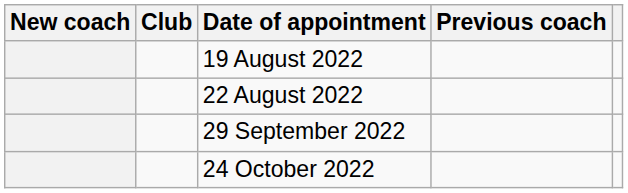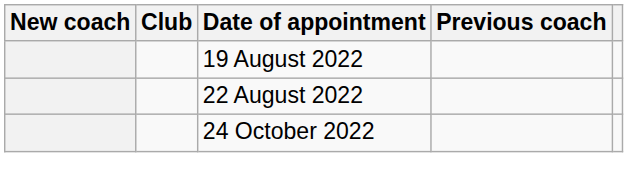- row: (304, 132)
